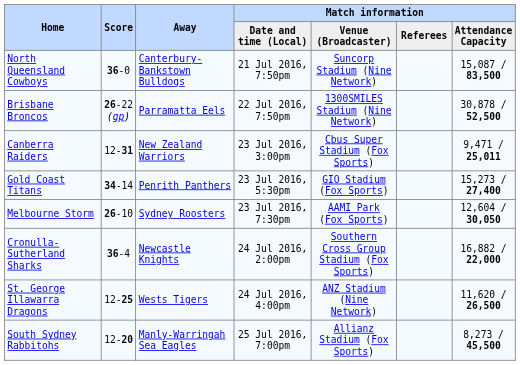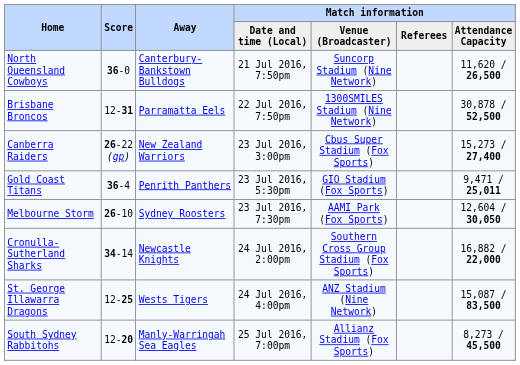(484, 70) 15,087 / 83,500 -> (484, 70) 11,620 / 26,500
(119, 111) 26-22 (gp) -> (119, 111) 12-31
(119, 151) 12-31 -> (119, 151) 26-22 (gp)
(484, 151) 9,471 / 25,011 -> (484, 151) 15,273 / 27,400
(119, 185) 34-14 -> (119, 185) 36-4
(484, 185) 15,273 / 27,400 -> (484, 185) 9,471 / 25,011
(119, 254) 36-4 -> (119, 254) 34-14
(484, 300) 11,620 / 26,500 -> (484, 300) 15,087 / 83,500
